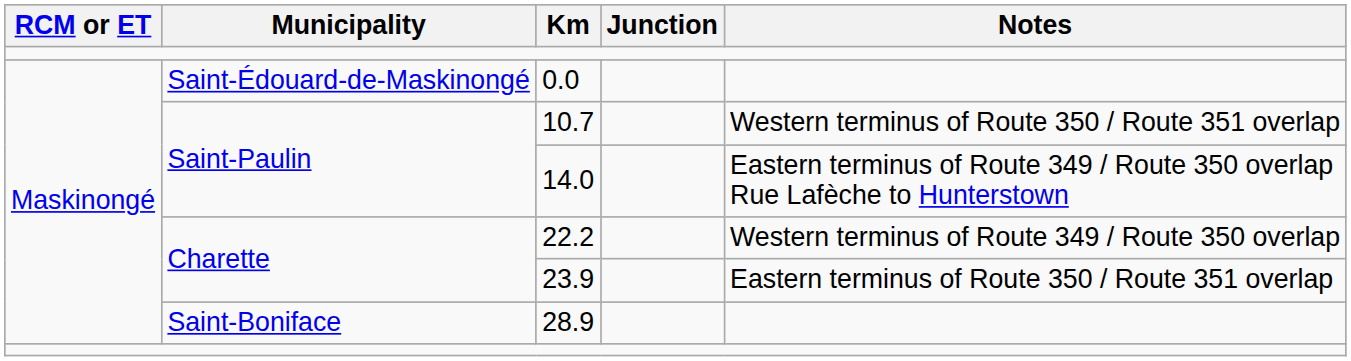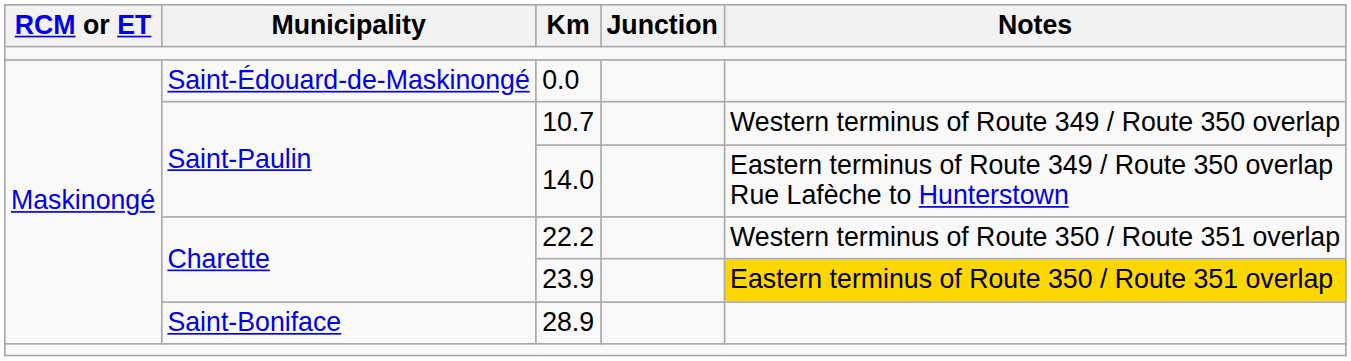(1035, 122) Western terminus of Route 350 / Route 351 overlap -> (1035, 122) Western terminus of Route 349 / Route 350 overlap
(1035, 237) Western terminus of Route 349 / Route 350 overlap -> (1035, 237) Western terminus of Route 350 / Route 351 overlap
(1032, 279) no background -> (1032, 279) gold background
